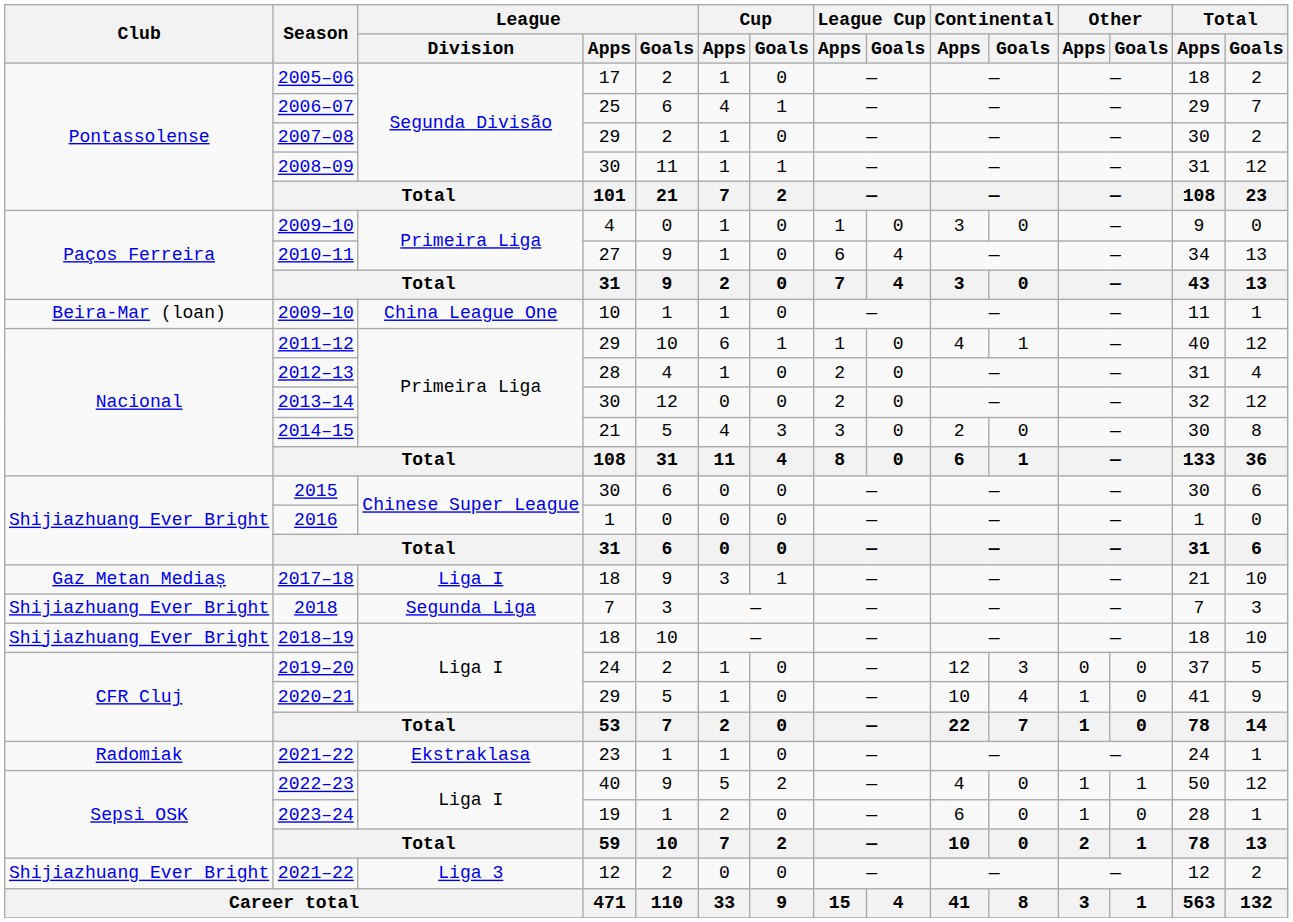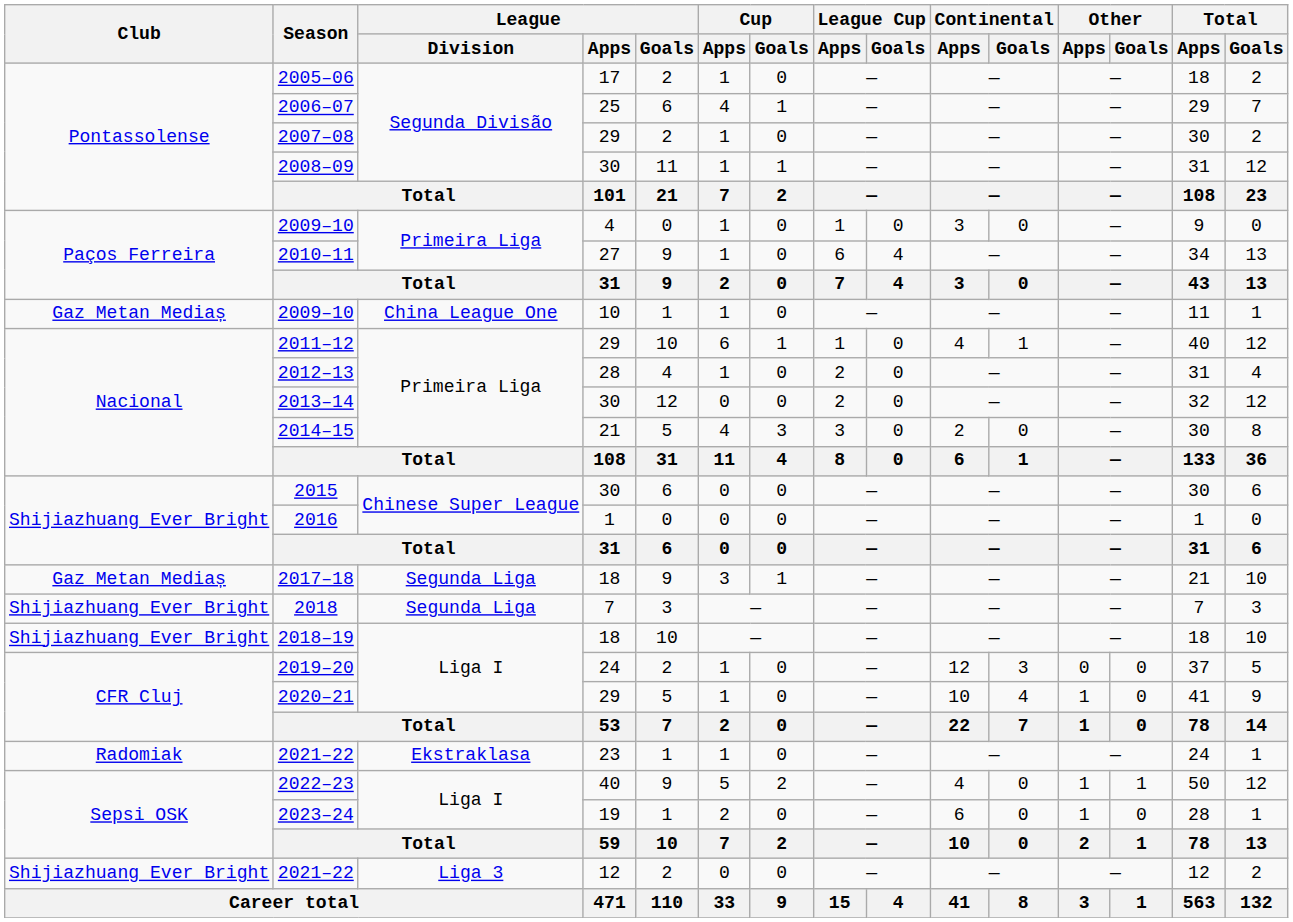(139, 314) Beira-Mar (loan) -> (139, 314) Gaz Metan Mediaș
(471, 579) Liga I -> (471, 579) Segunda Liga
